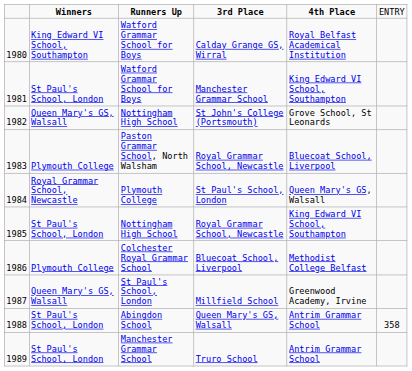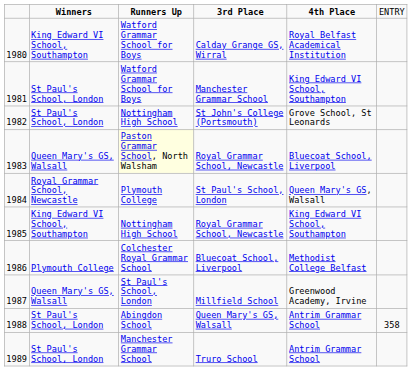(72, 118) Queen Mary's GS, Walsall -> (67, 118) St Paul's School, London
(72, 166) Plymouth College -> (72, 161) Queen Mary's GS, Walsall
(154, 151) no background -> (154, 151) lightyellow background
(67, 229) St Paul's School, London -> (67, 224) King Edward VI School, Southampton
